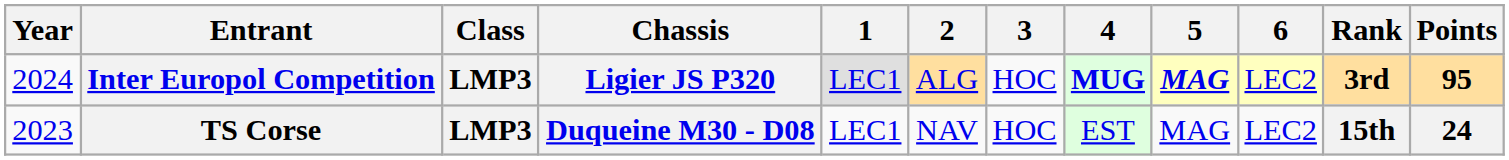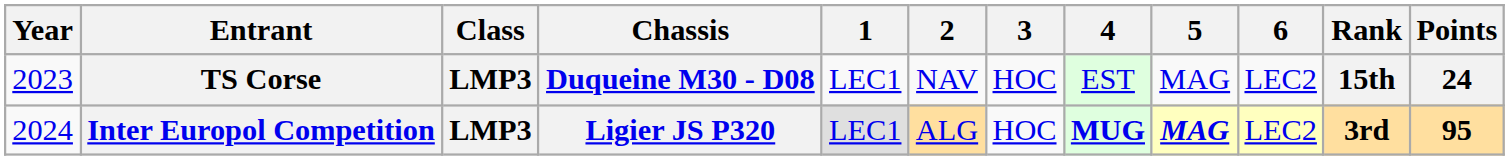rows swapped: (261, 129) <-> (261, 79)
